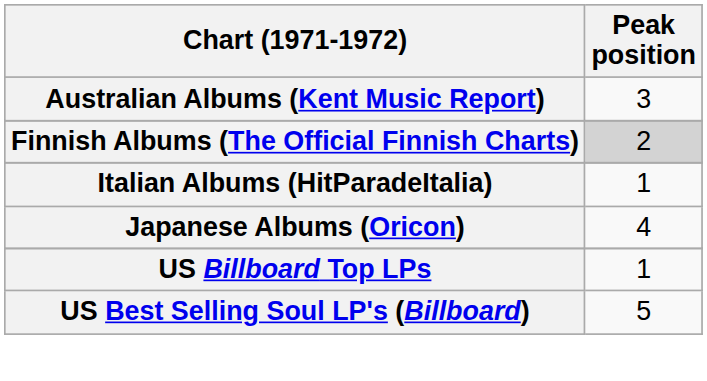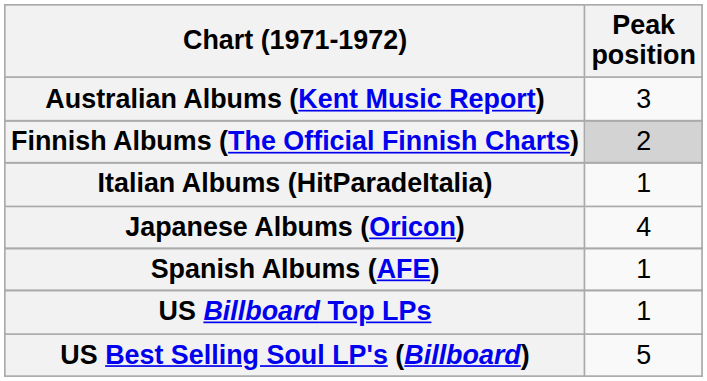+ row: (295, 269)
